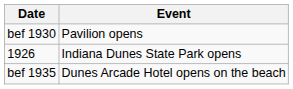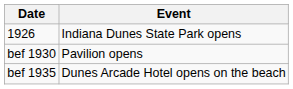rows swapped: (21, 53) <-> (32, 34)
